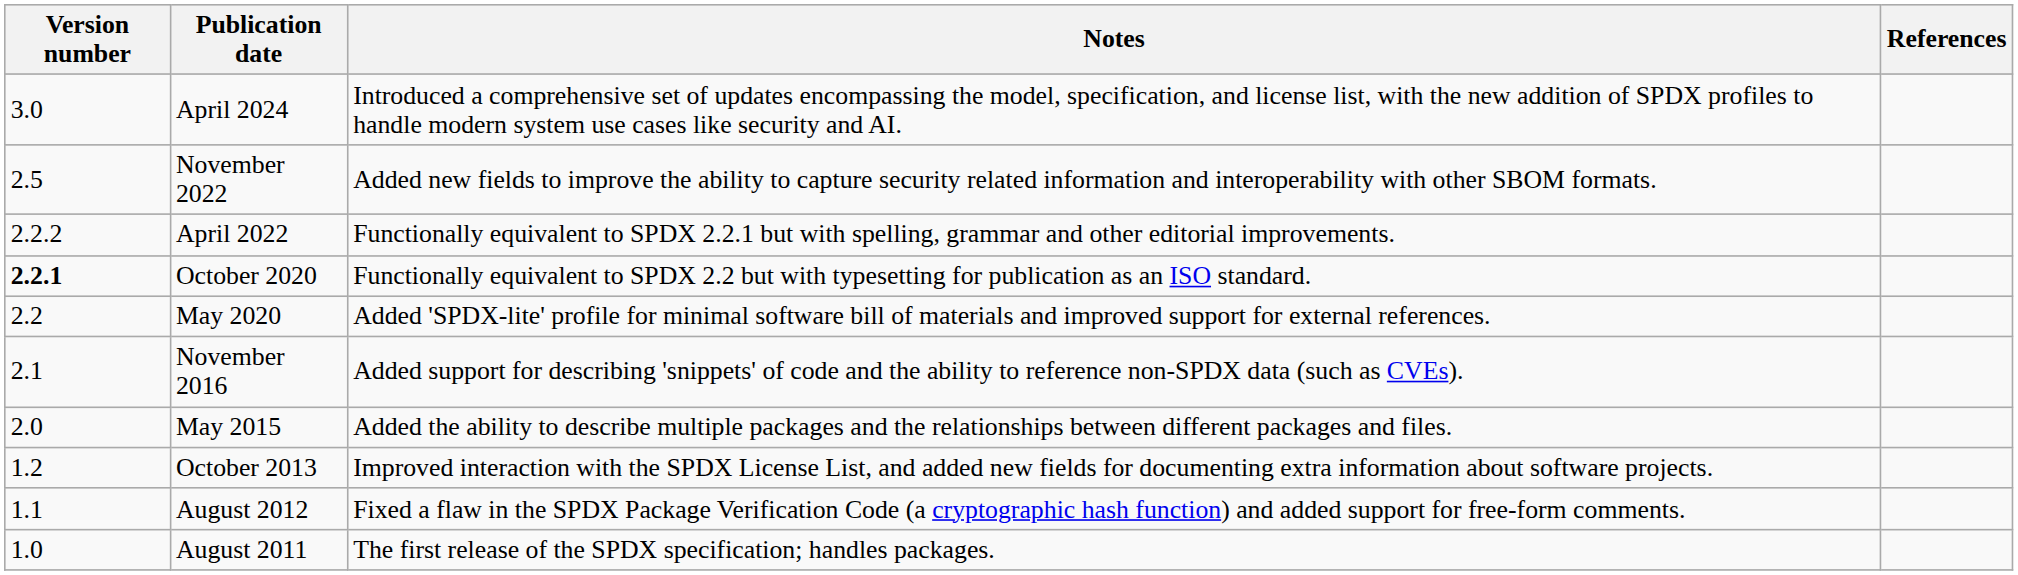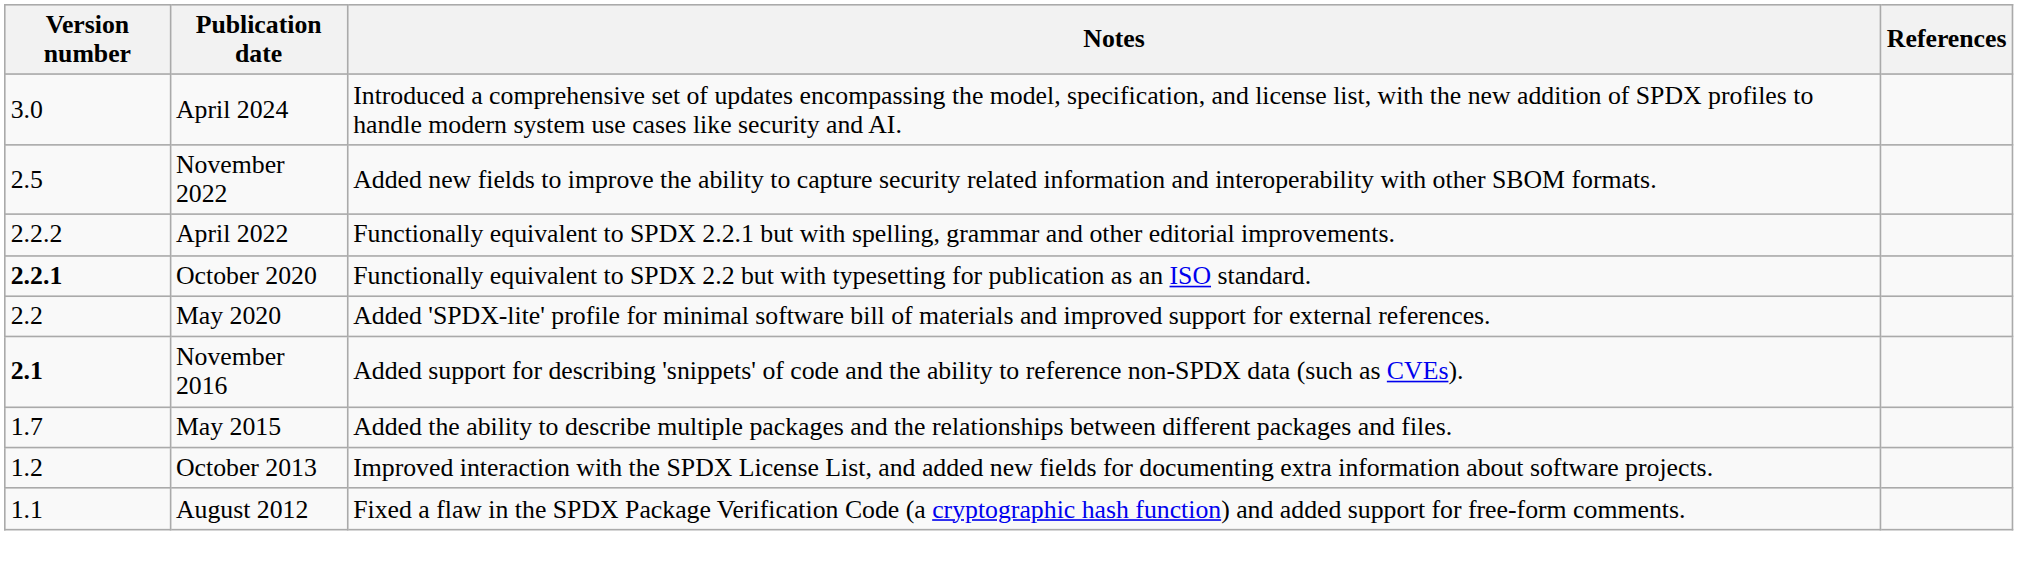(27, 371) normal -> (27, 371) bold
(27, 426) 2.0 -> (27, 426) 1.7
- row: (242, 549)
